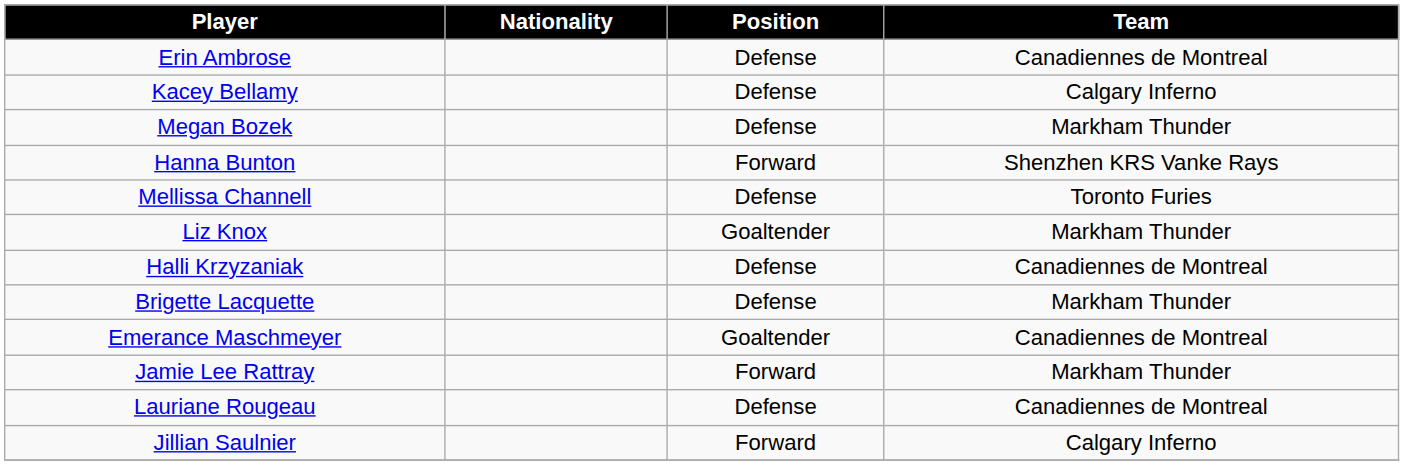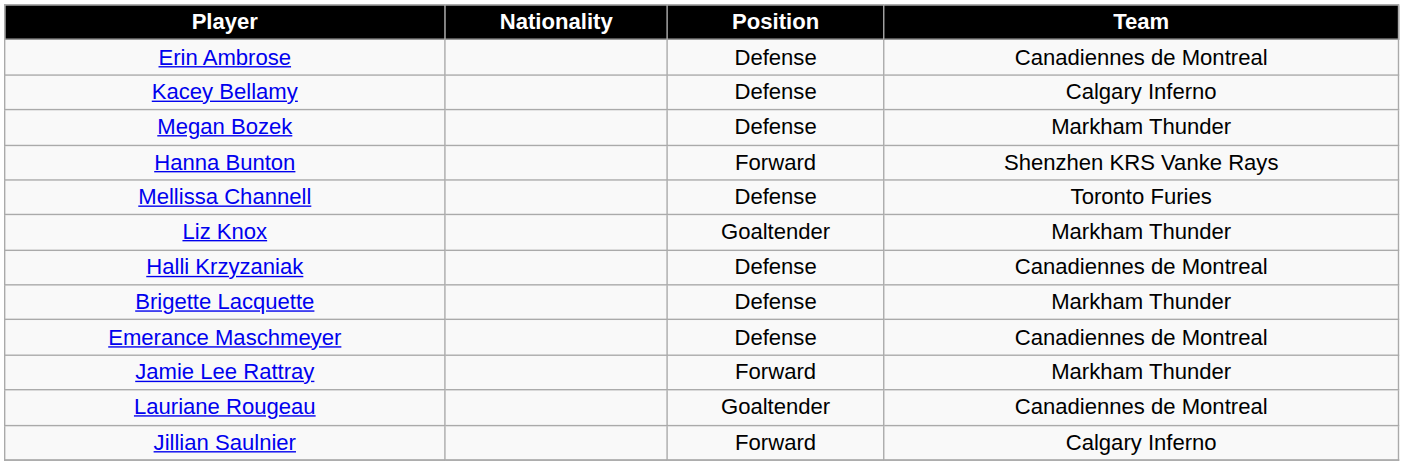(776, 337) Goaltender -> (776, 337) Defense
(776, 407) Defense -> (776, 407) Goaltender
